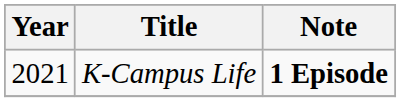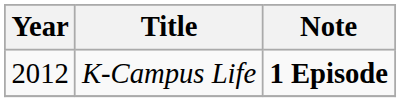(40, 72) 2021 -> (40, 72) 2012
